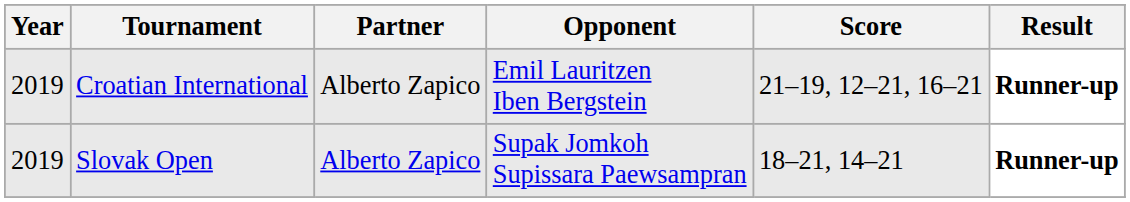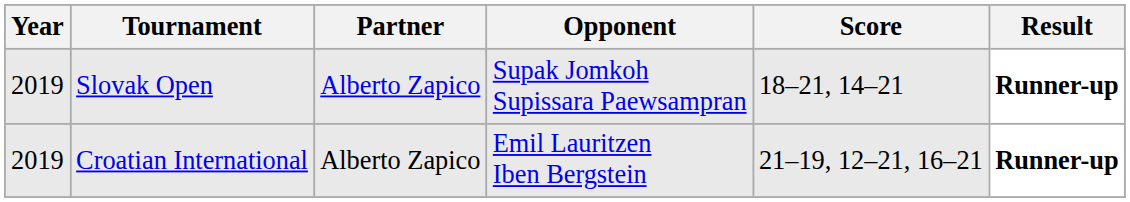rows swapped: (145, 160) <-> (192, 85)
